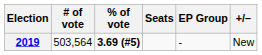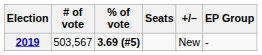columns swapped: (243, 19) <-> (203, 19)
(73, 42) 503,564 -> (73, 42) 503,567
